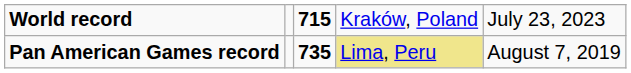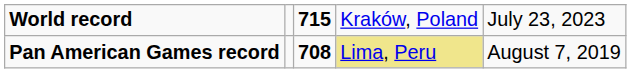(315, 51) 735 -> (315, 51) 708
